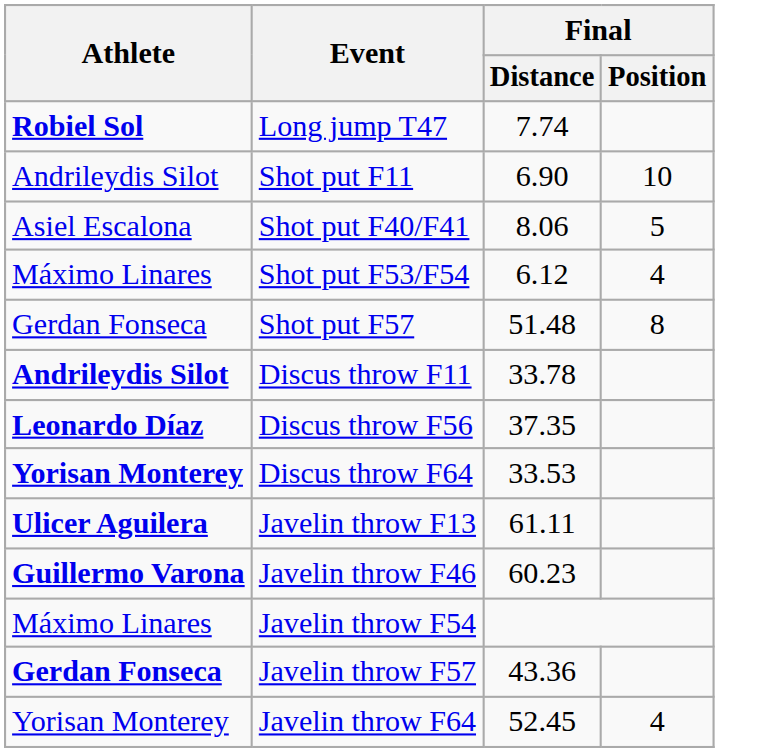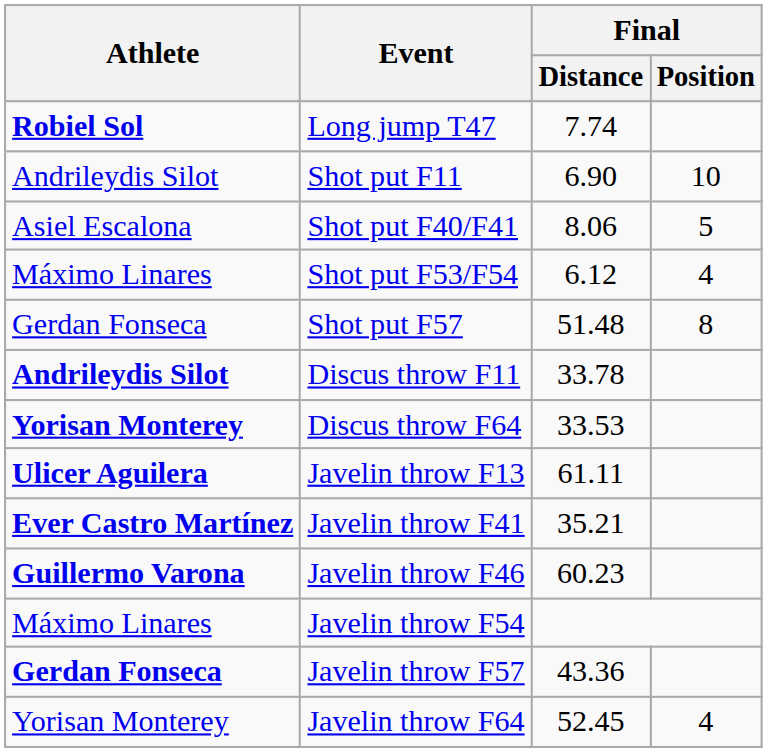- row: (366, 424)
+ row: (416, 523)
